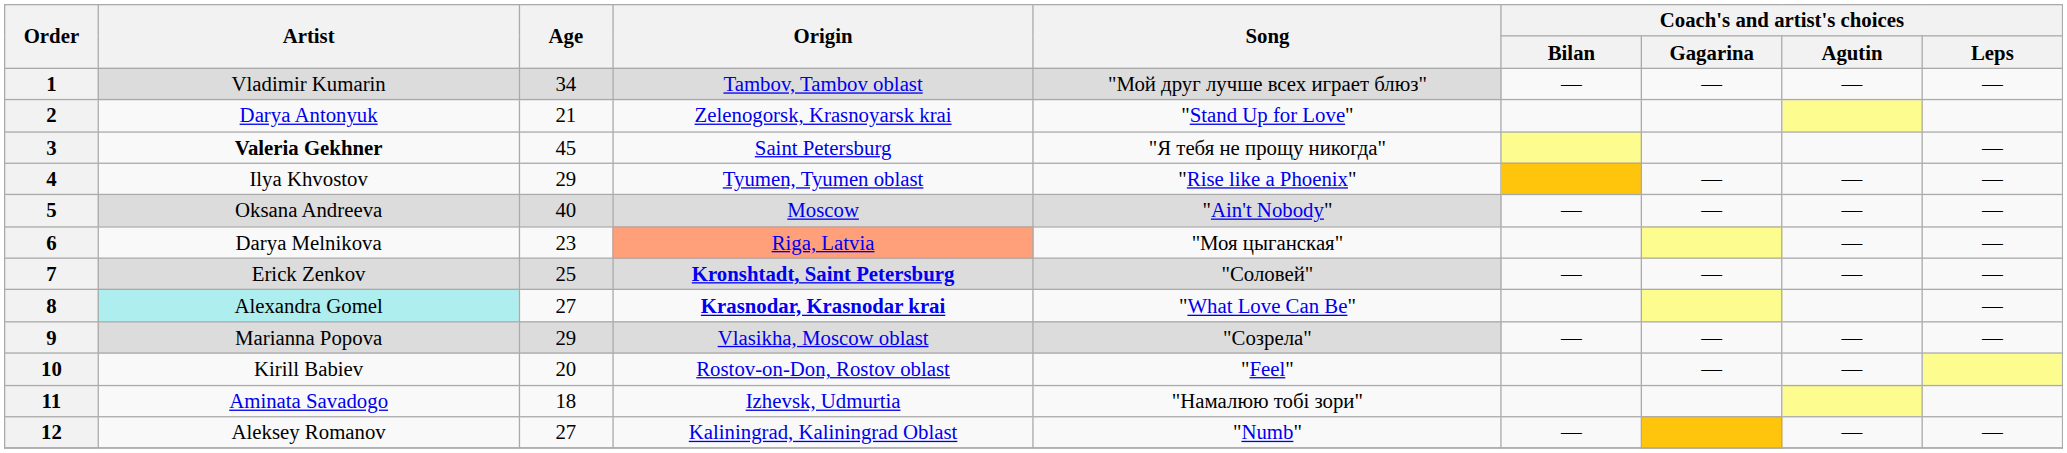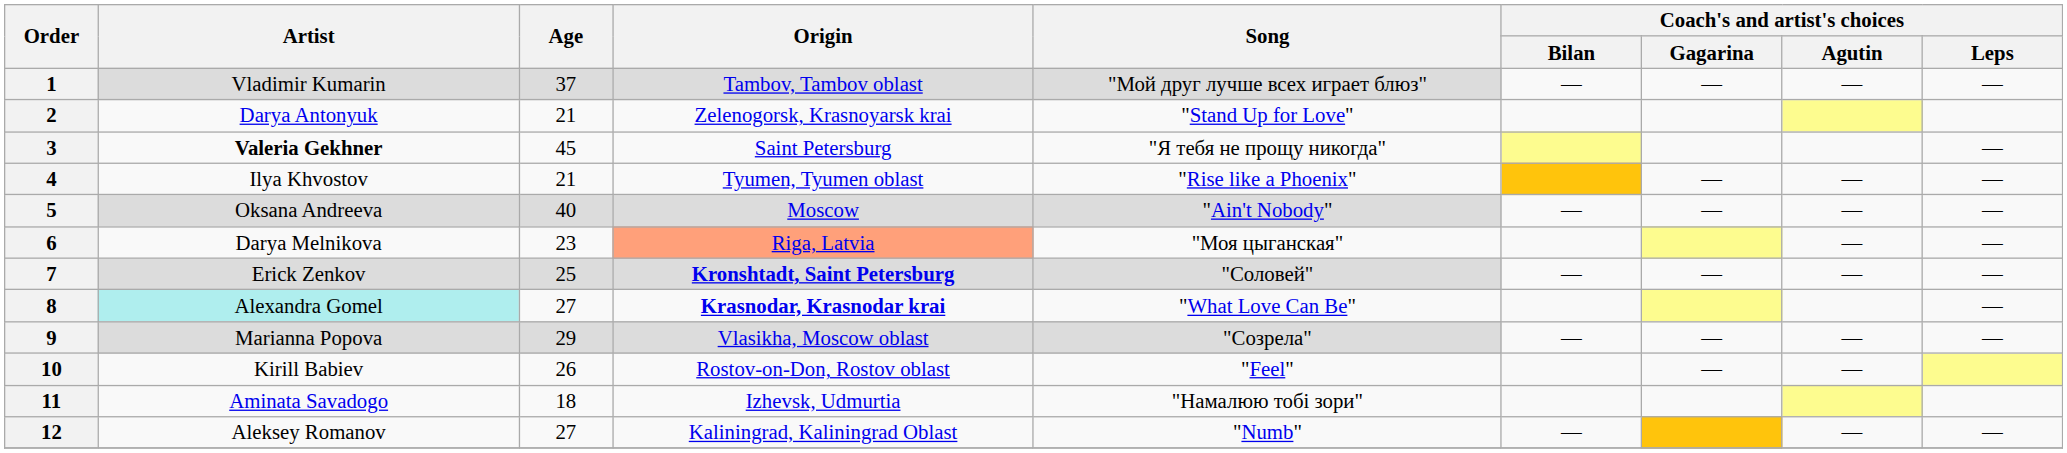(566, 84) 34 -> (566, 84) 37
(566, 179) 29 -> (566, 179) 21
(566, 369) 20 -> (566, 369) 26
